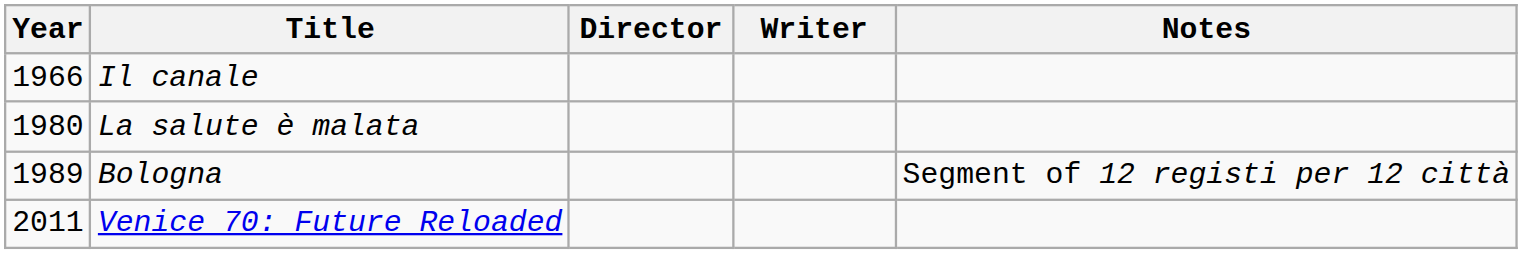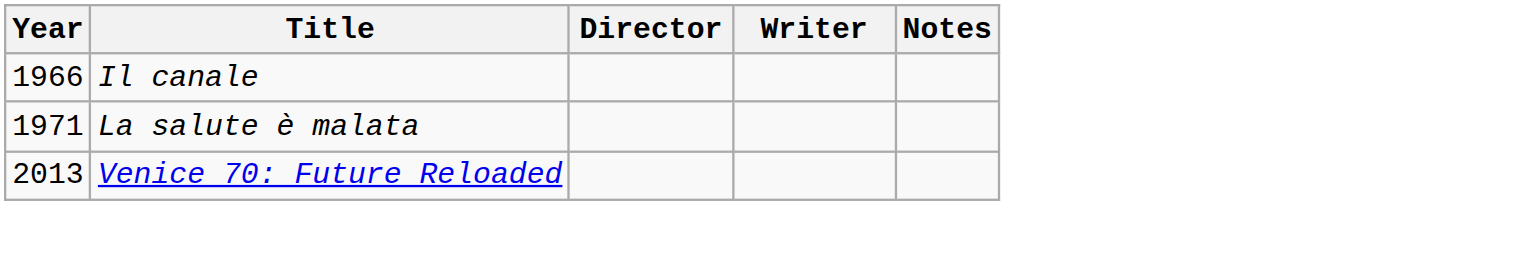(48, 126) 1980 -> (48, 126) 1971
- row: (160, 175)
(48, 223) 2011 -> (48, 175) 2013
